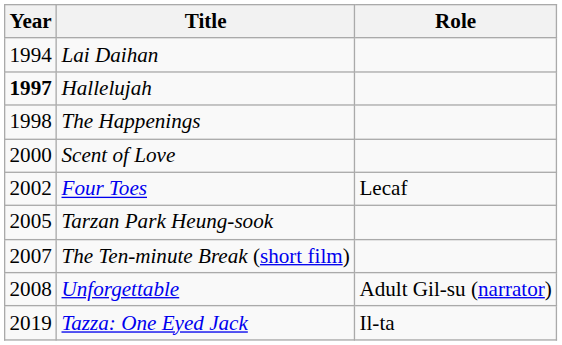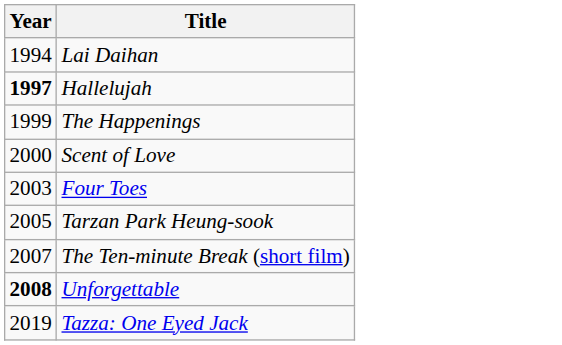- column: (456, 21)
(31, 121) 1998 -> (31, 121) 1999
(31, 188) 2002 -> (31, 188) 2003
(31, 289) normal -> (31, 289) bold
